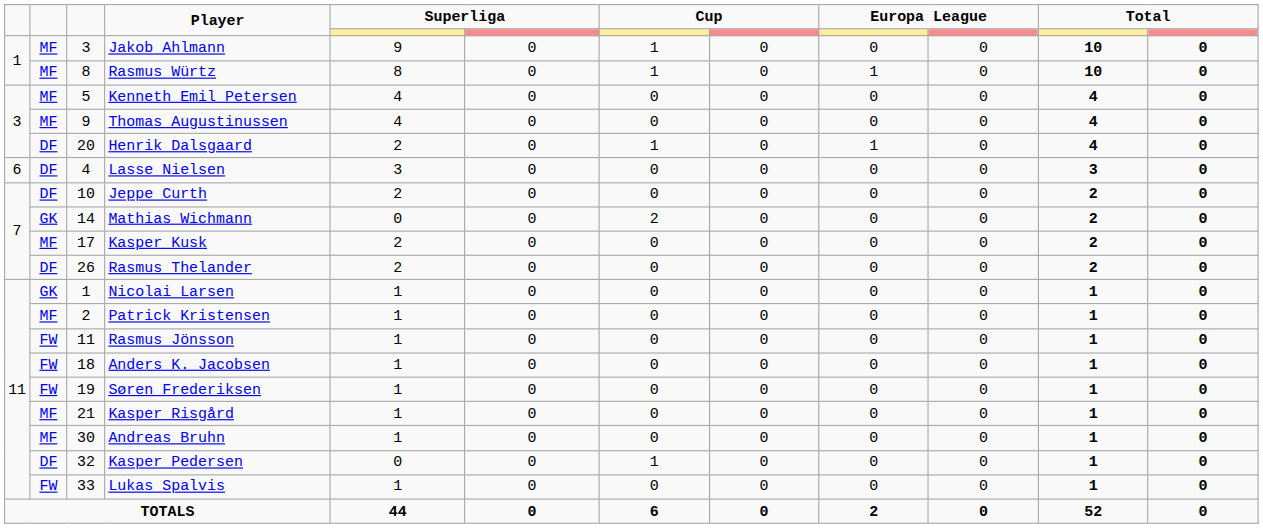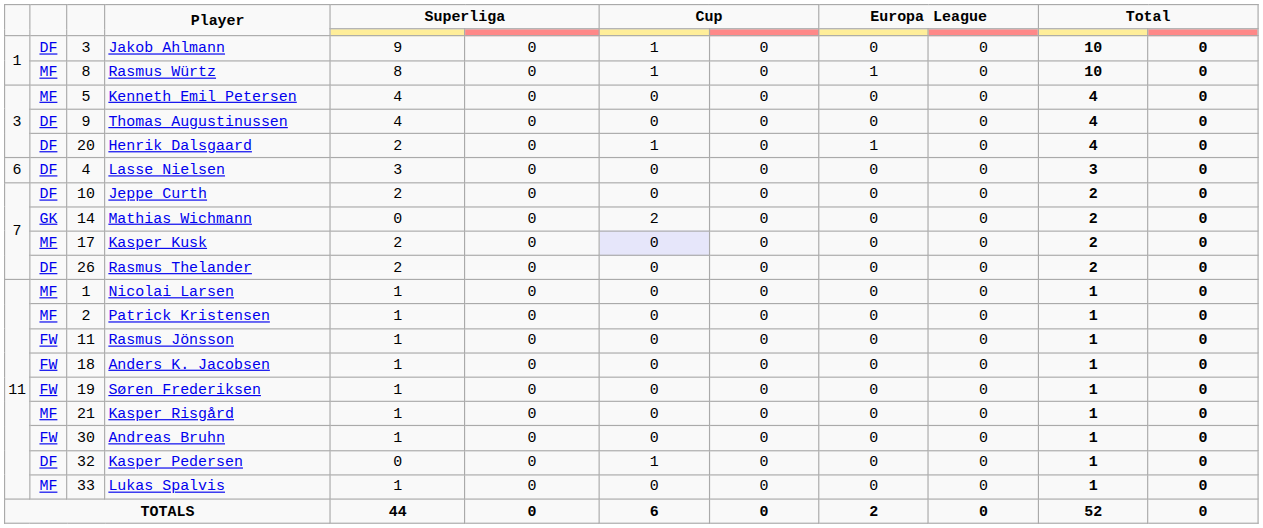(48, 48) MF -> (48, 48) DF
(48, 121) MF -> (48, 121) DF
(654, 243) no background -> (654, 243) lavender background
(48, 292) GK -> (48, 292) MF
(48, 438) MF -> (48, 438) FW
(48, 487) FW -> (48, 487) MF
